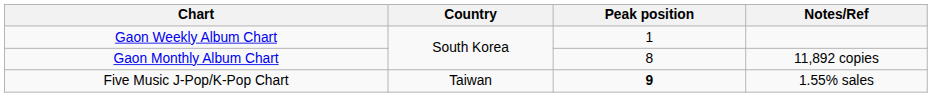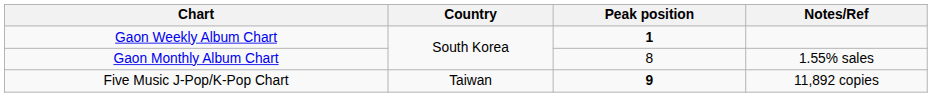(649, 37) normal -> (649, 37) bold
(836, 59) 11,892 copies -> (836, 59) 1.55% sales
(836, 80) 1.55% sales -> (836, 80) 11,892 copies
